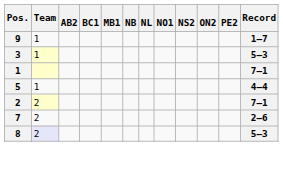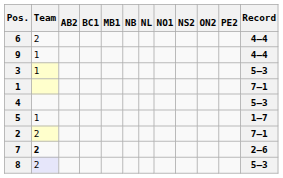+ row: (18, 39)
(259, 39) 1–7 -> (259, 55) 4–4
+ row: (18, 102)
(259, 86) 4–4 -> (259, 118) 1–7
(37, 118) normal -> (37, 149) bold
